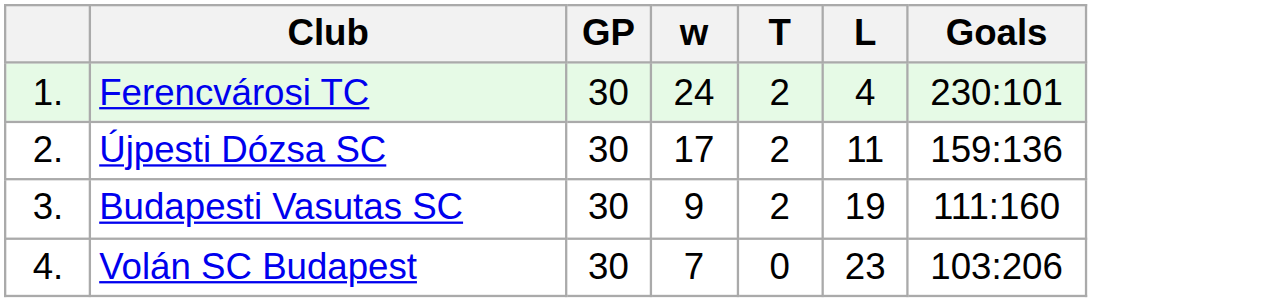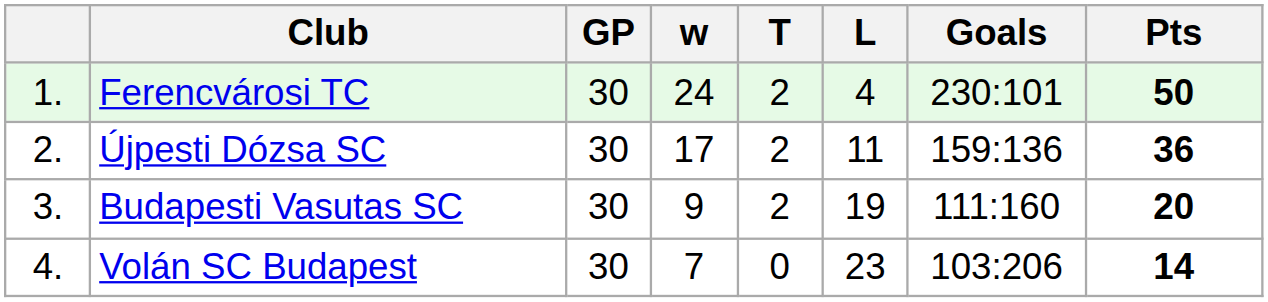+ column: (1174, 33)
